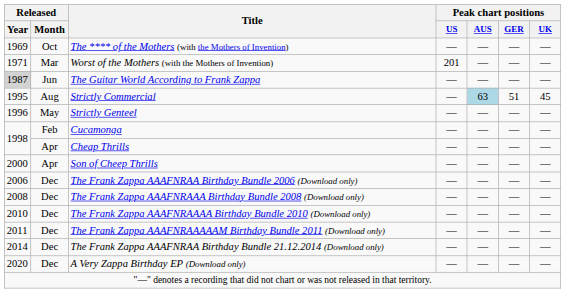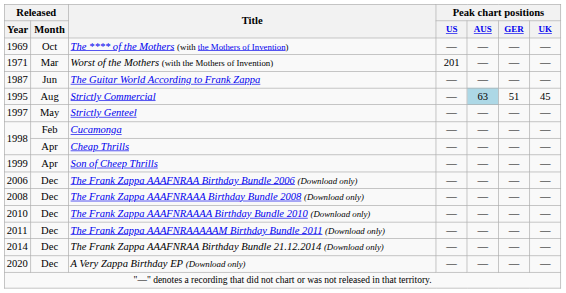(17, 79) lightgrey background -> (17, 79) no background
(17, 113) 1996 -> (17, 113) 1997
(17, 163) 2000 -> (17, 163) 1999
